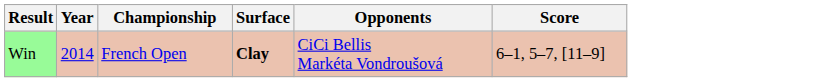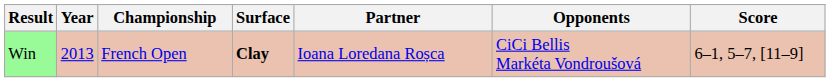+ column: (393, 17)
(77, 53) 2014 -> (77, 53) 2013
